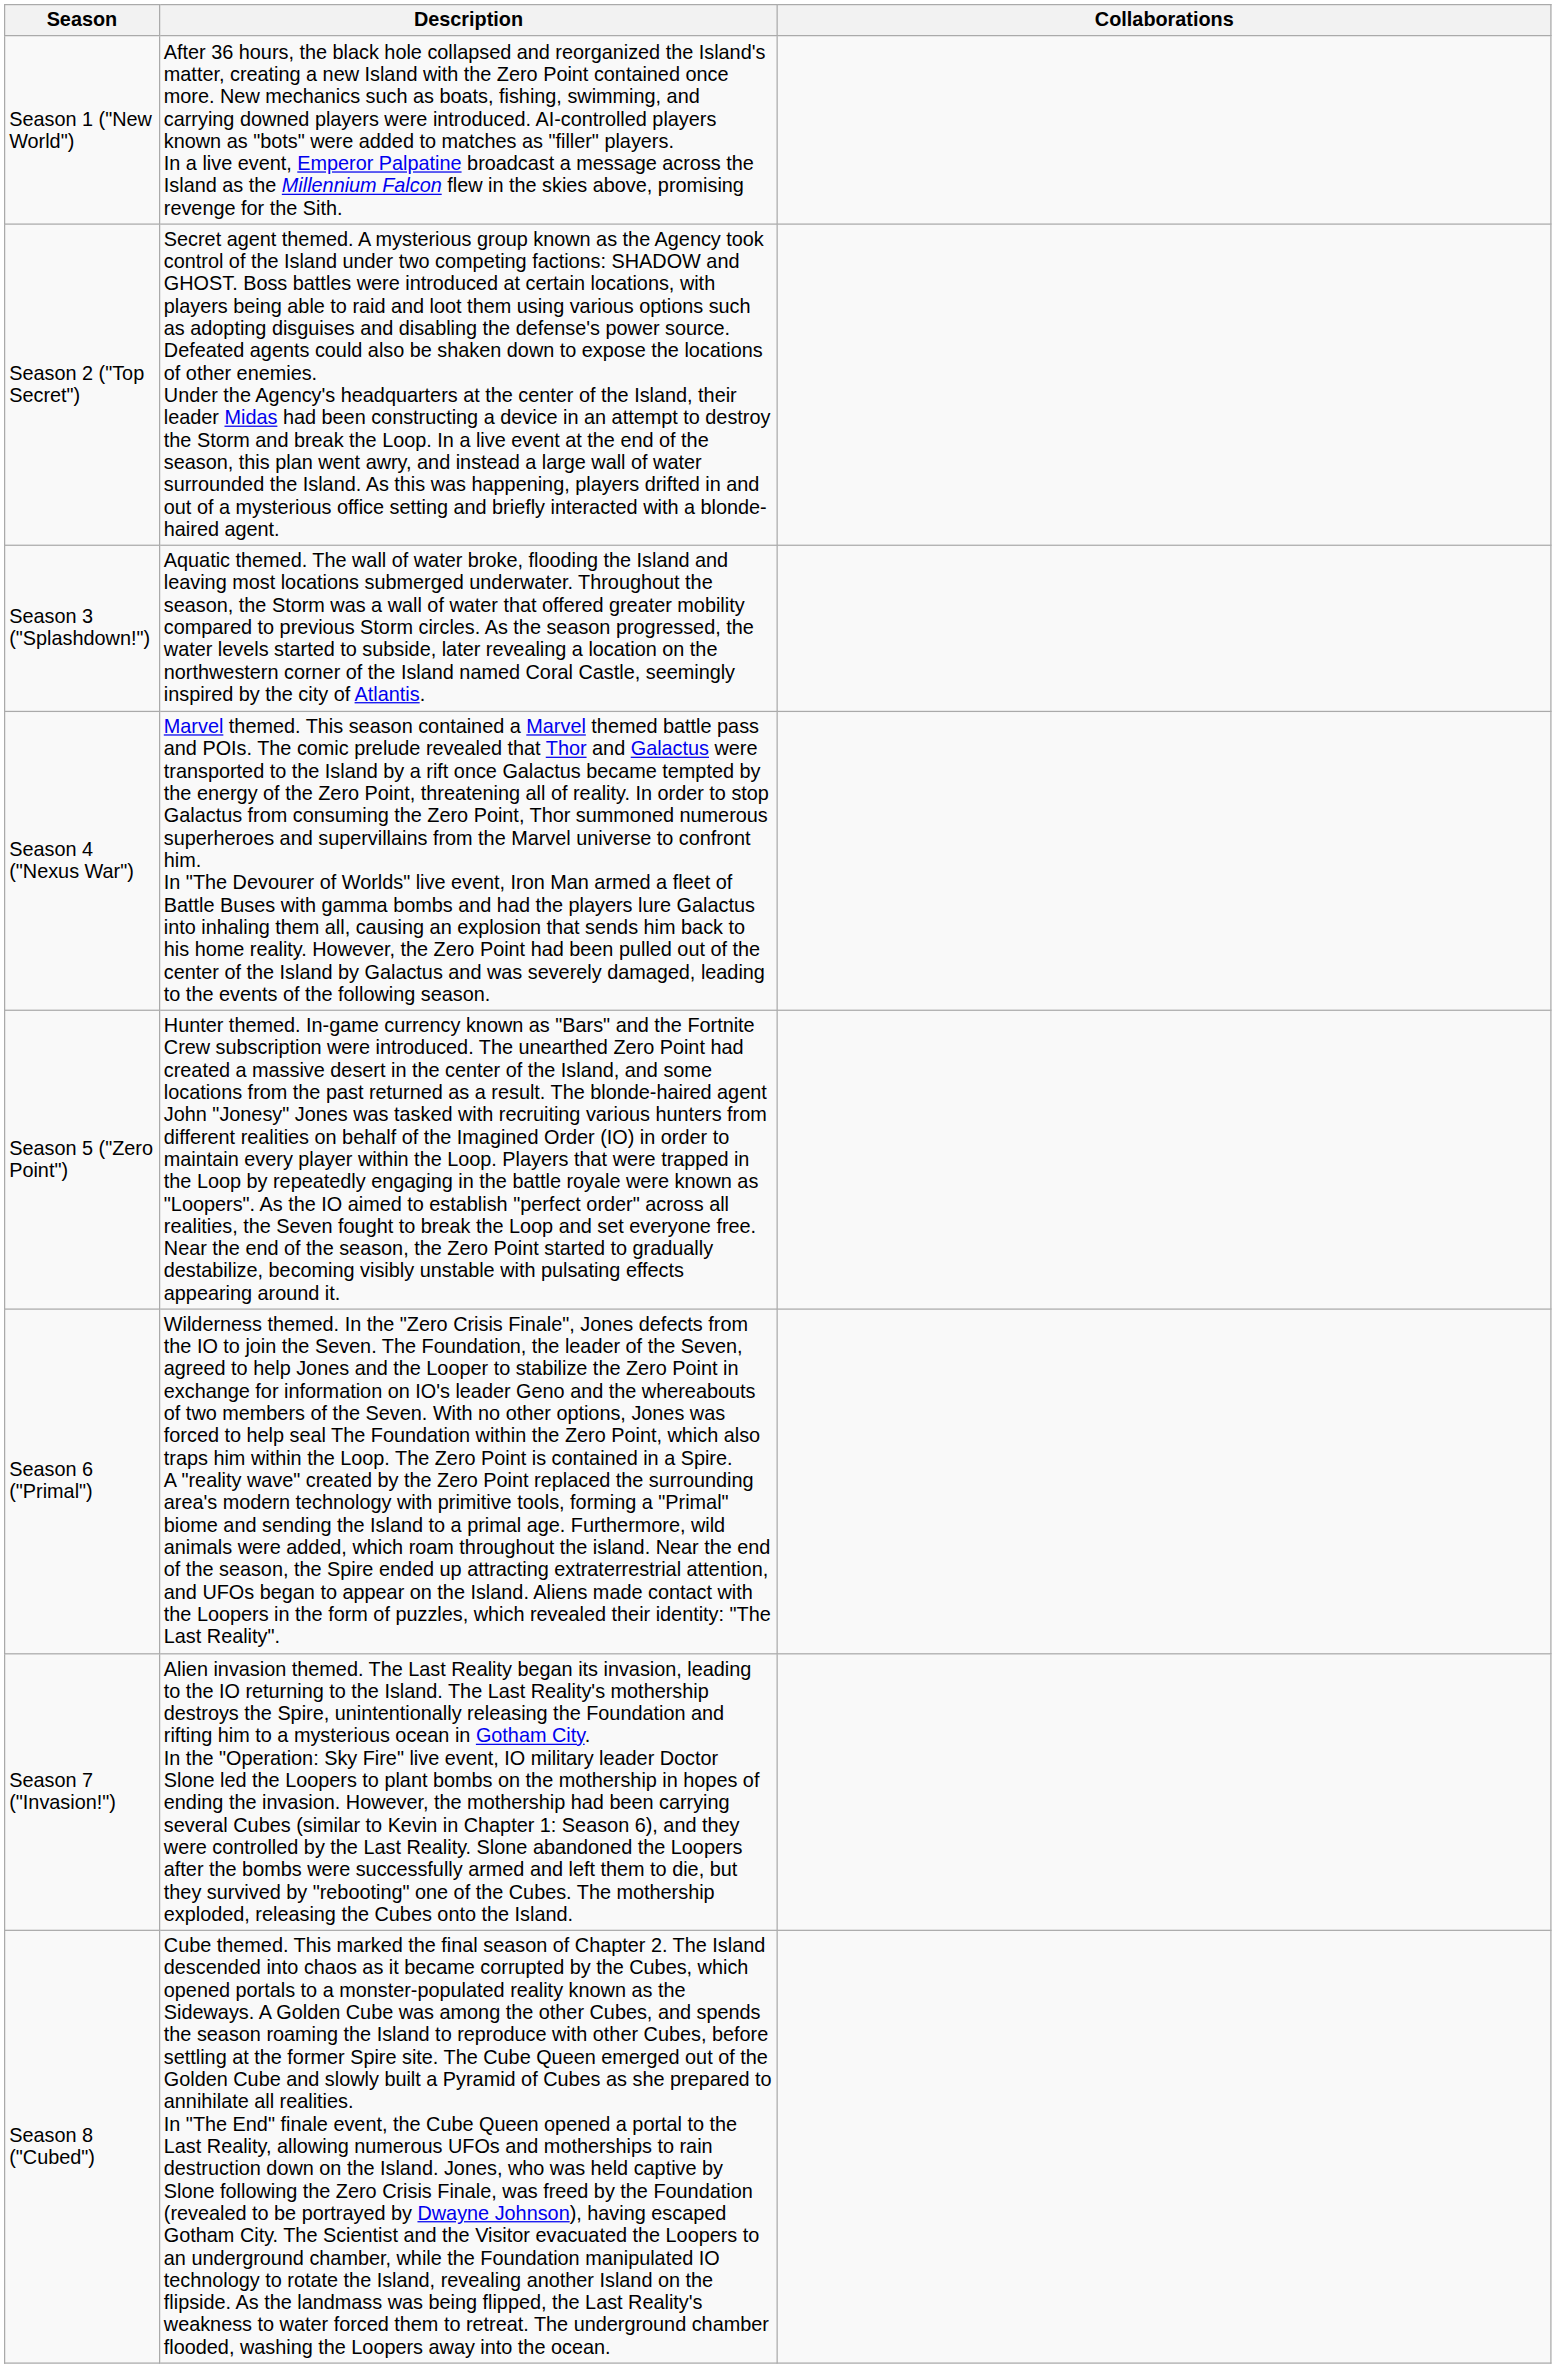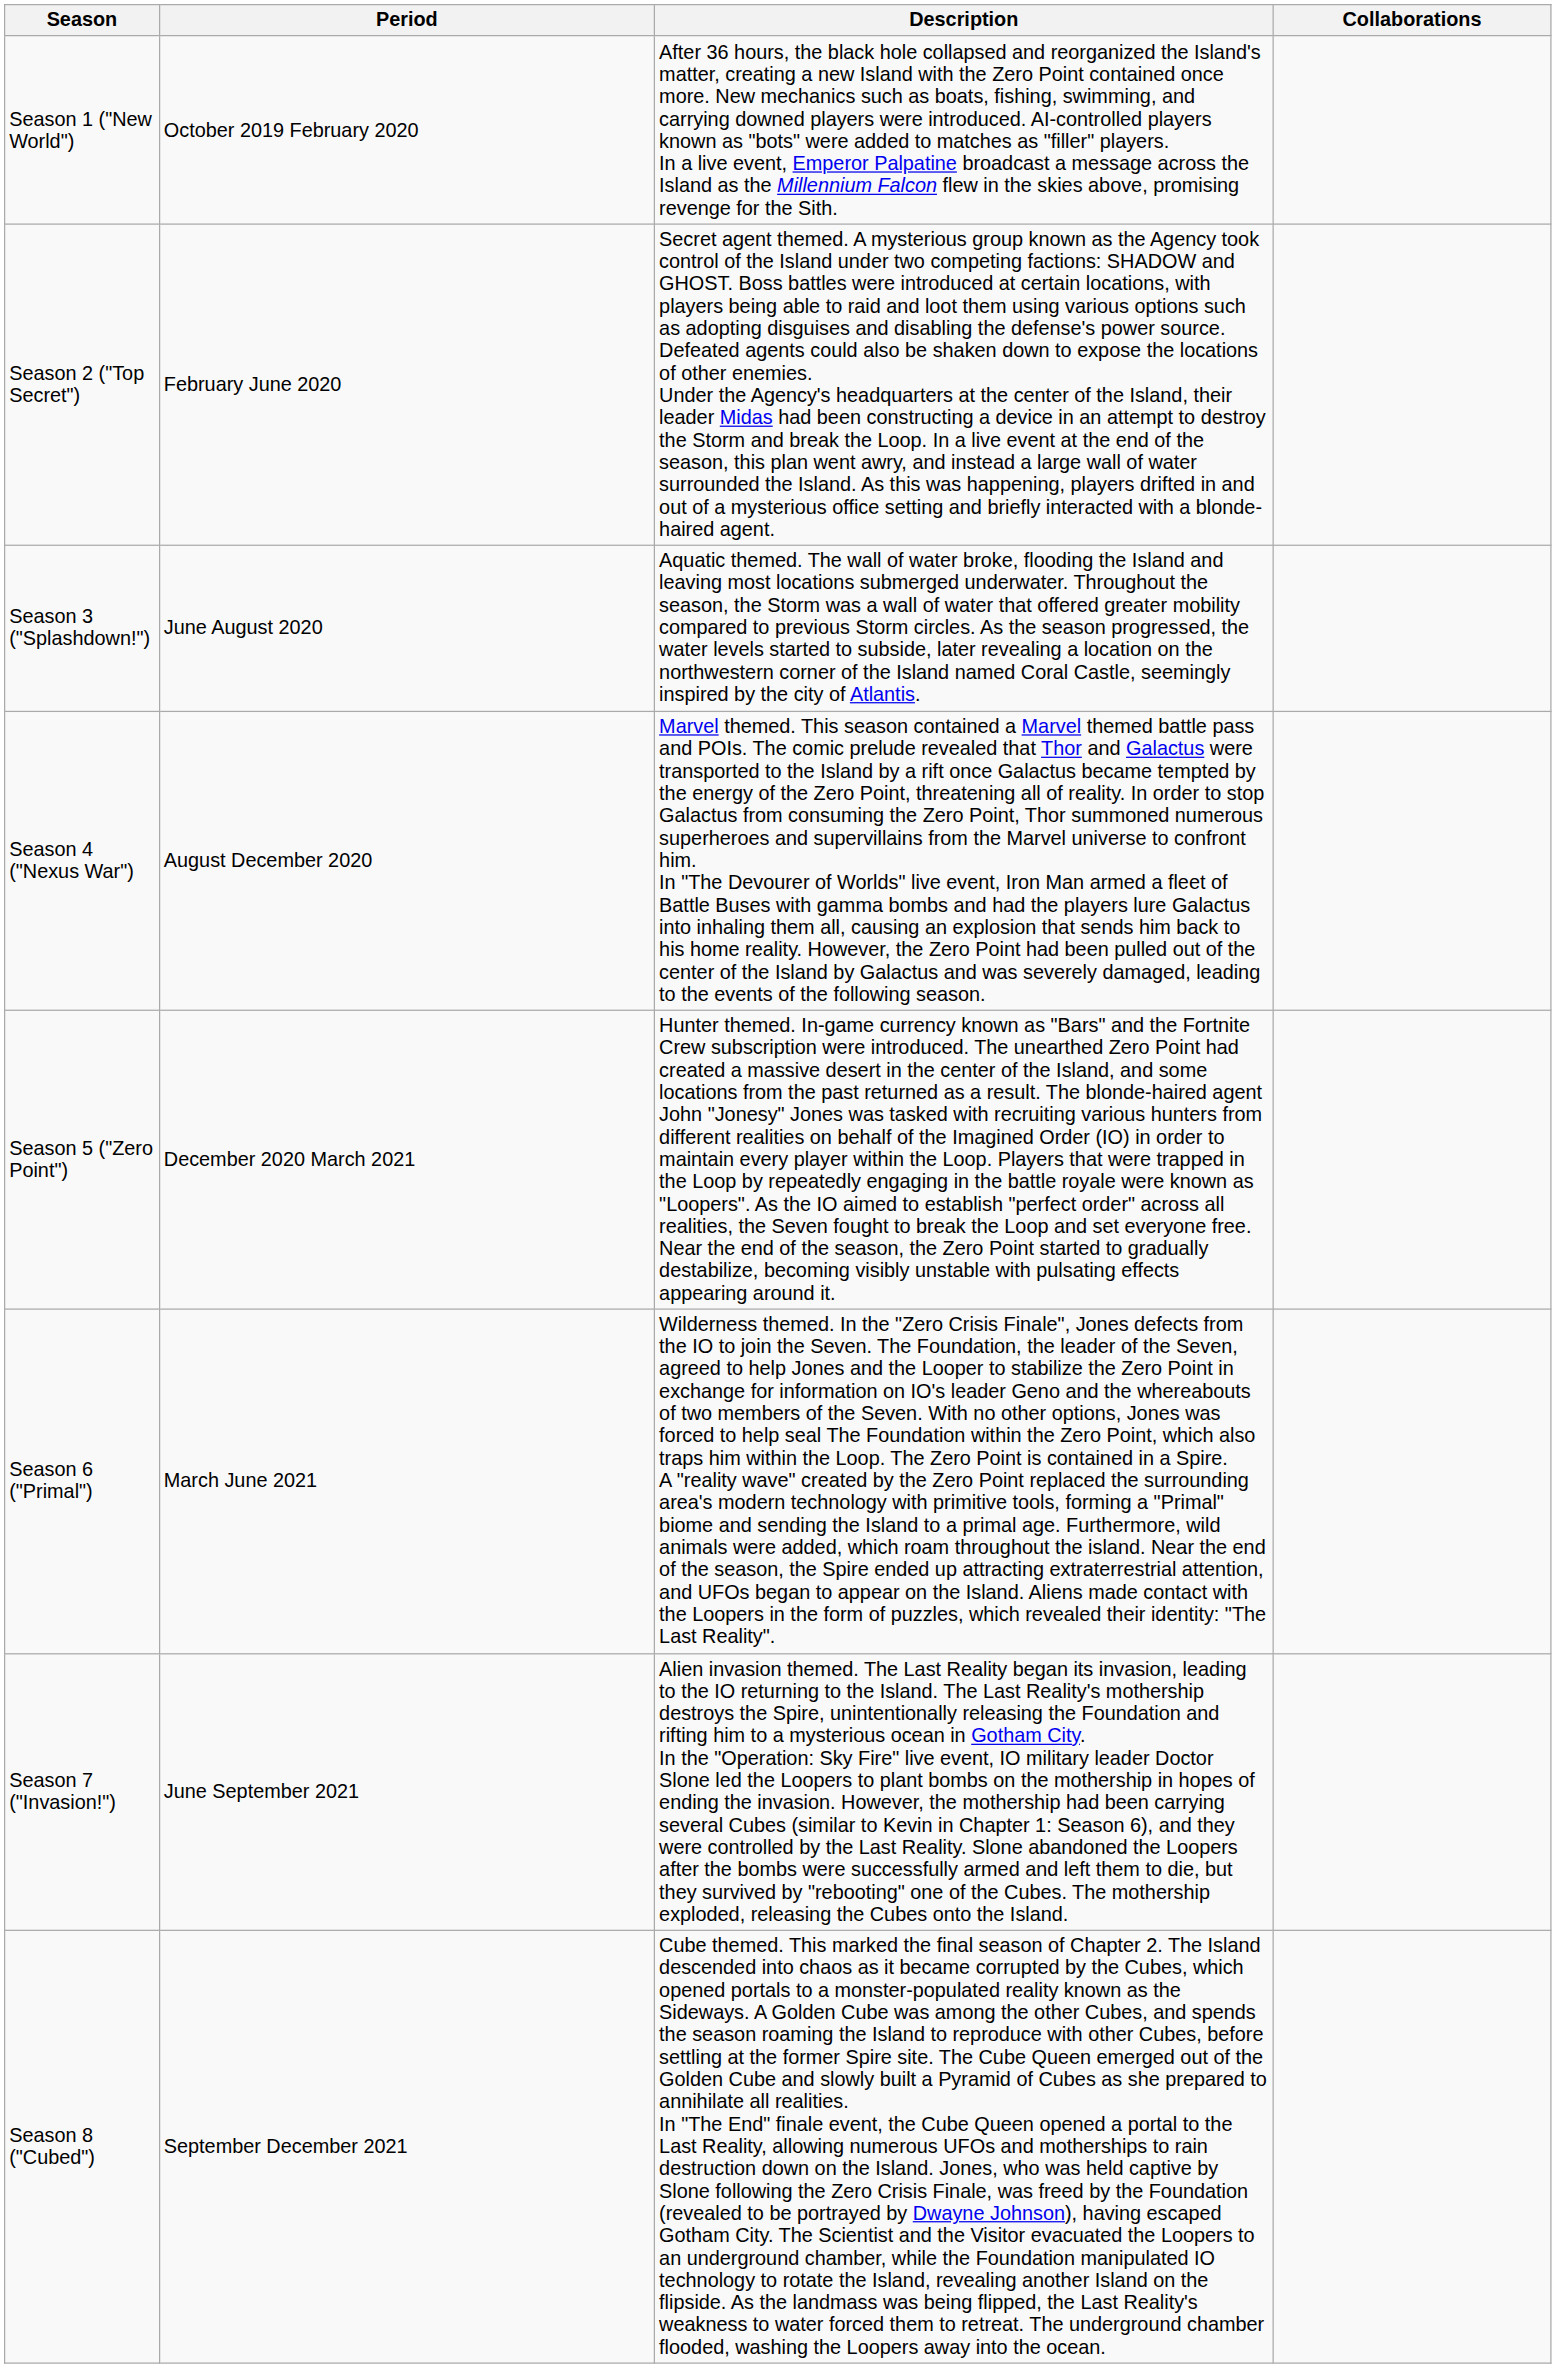+ column: (407, 20)
